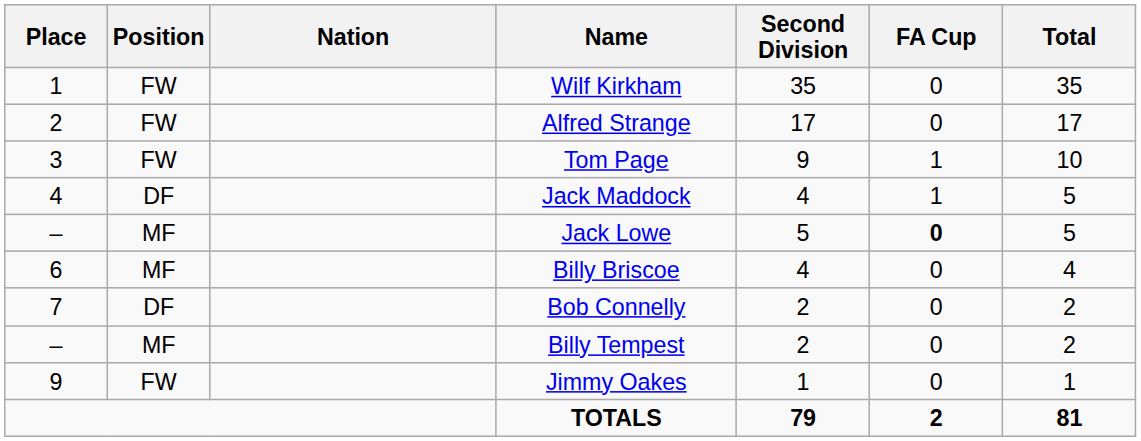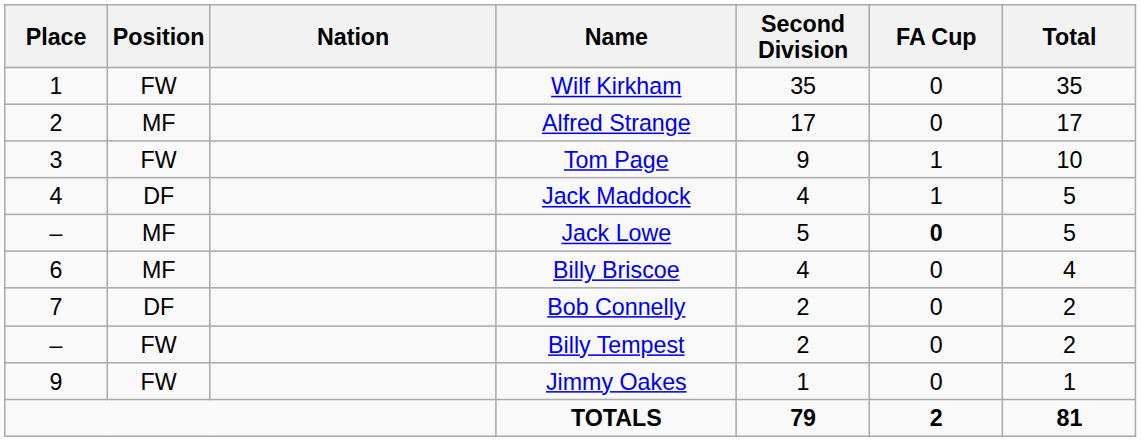(159, 123) FW -> (159, 123) MF
(159, 344) MF -> (159, 344) FW
